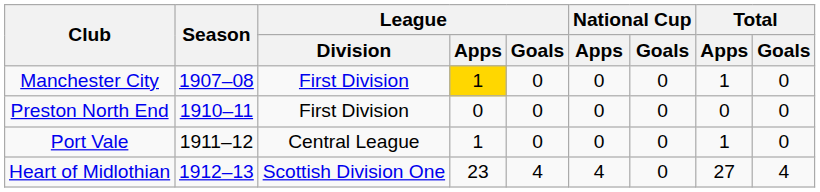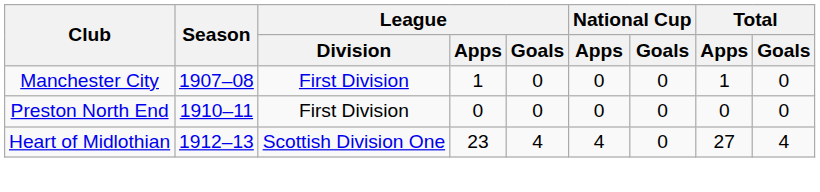(478, 80) gold background -> (478, 80) no background
- row: (90, 141)
